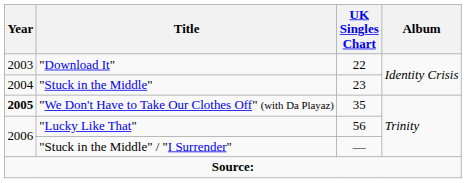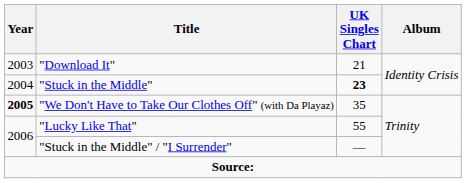(359, 64) 22 -> (359, 64) 21
(359, 85) normal -> (359, 85) bold
(359, 126) 56 -> (359, 126) 55
